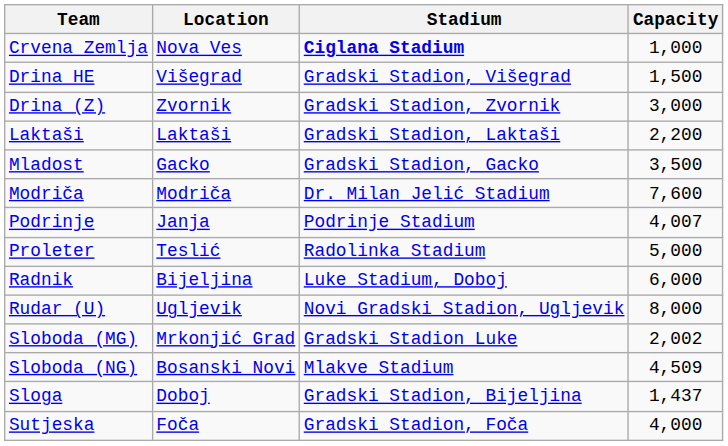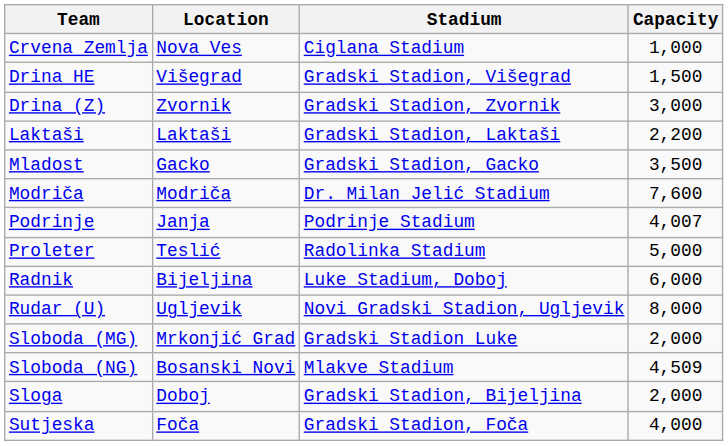(384, 48) bold -> (384, 48) normal
(676, 338) 2,002 -> (676, 338) 2,000
(676, 397) 1,437 -> (676, 397) 2,000
